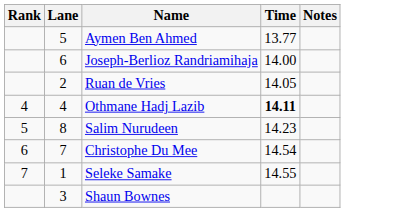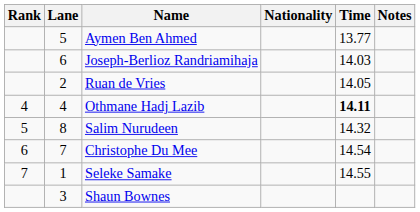+ column: (298, 15)
(280, 60) 14.00 -> (355, 60) 14.03
(280, 128) 14.23 -> (355, 128) 14.32
